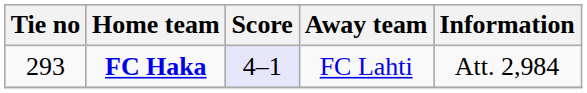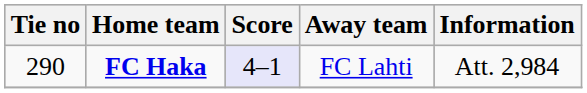(45, 66) 293 -> (45, 66) 290
